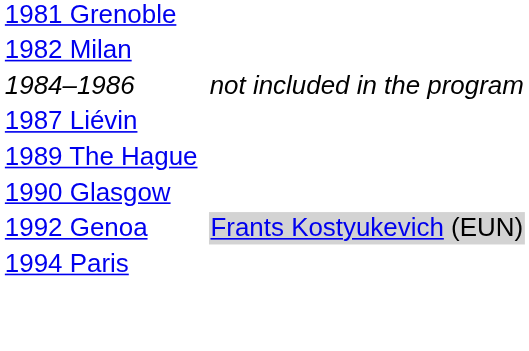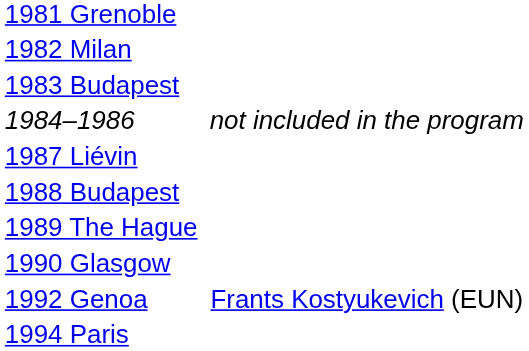+ row: (92, 85)
+ row: (92, 192)
(367, 227) lightgrey background -> (367, 299) no background
